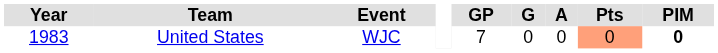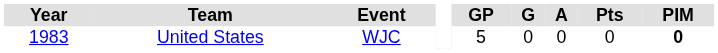(481, 37) 7 -> (481, 37) 5
(610, 37) lightsalmon background -> (610, 37) no background
